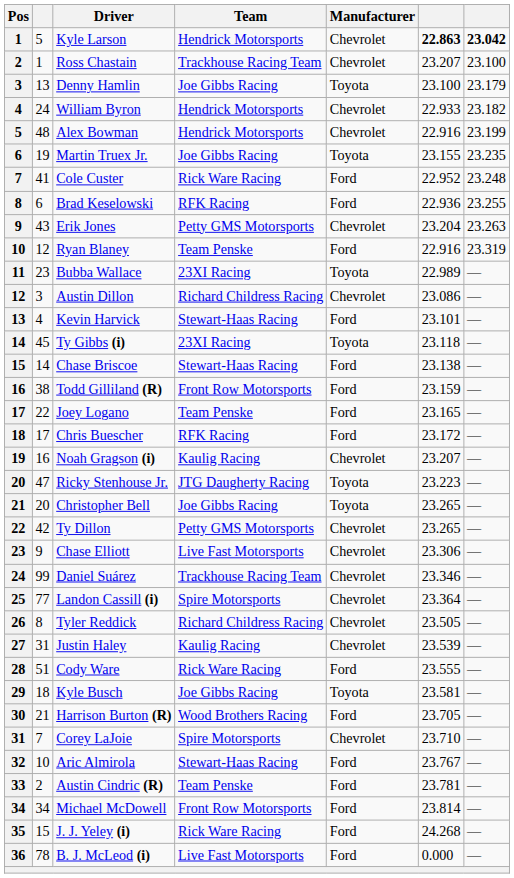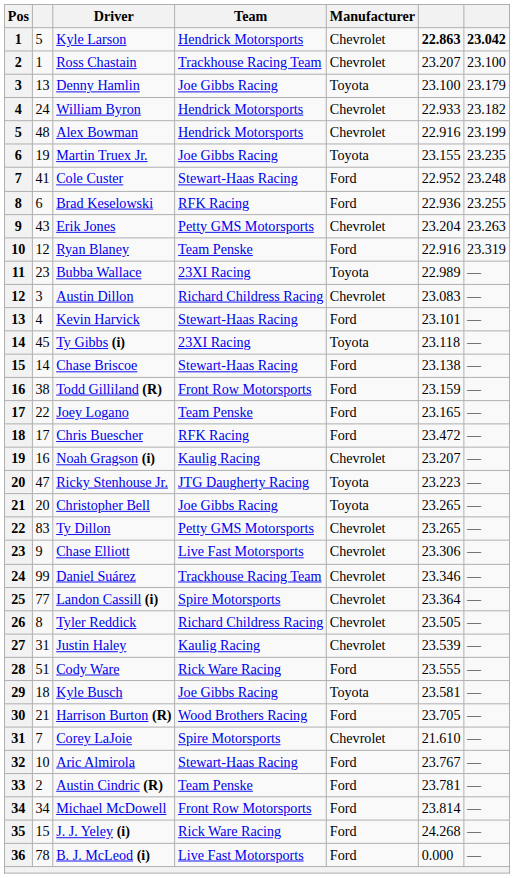(230, 179) Rick Ware Racing -> (238, 179) Stewart-Haas Racing
(441, 296) 23.086 -> (441, 296) 23.083
(441, 435) 23.172 -> (441, 435) 23.472
(43, 529) 42 -> (43, 529) 83
(441, 738) 23.710 -> (441, 738) 21.610
